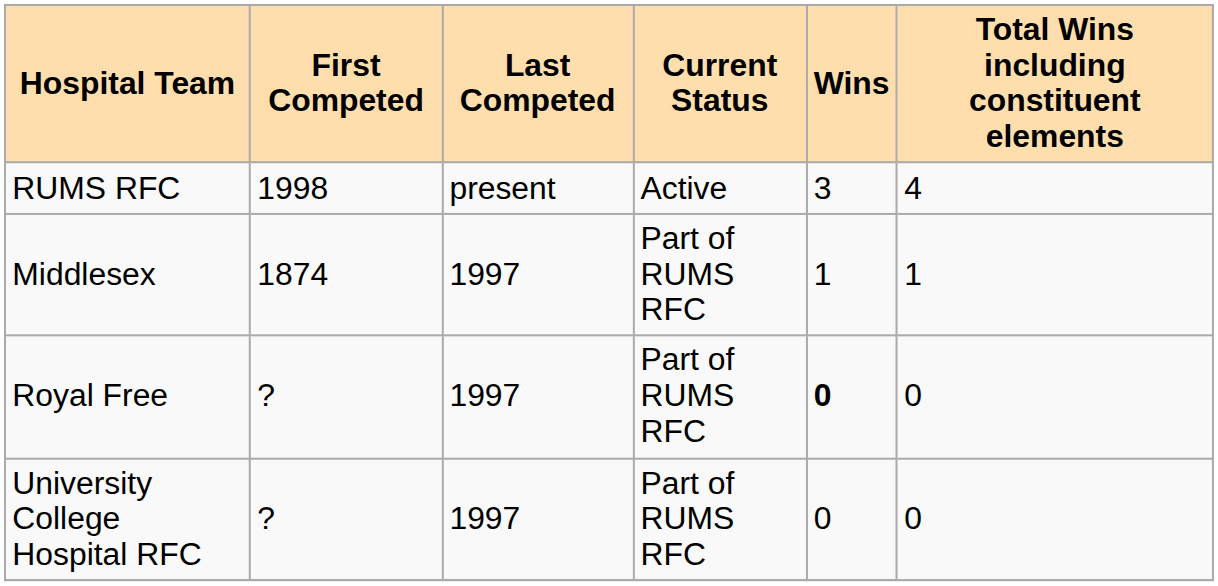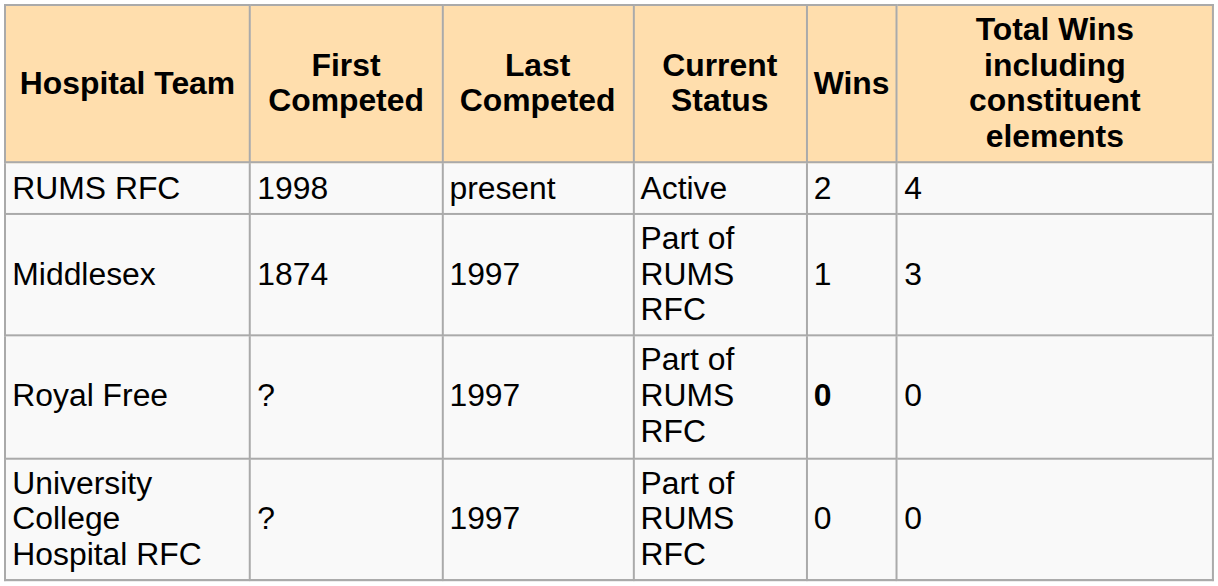(823, 187) 3 -> (823, 187) 2
(913, 274) 1 -> (913, 274) 3
